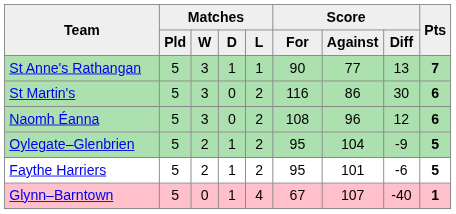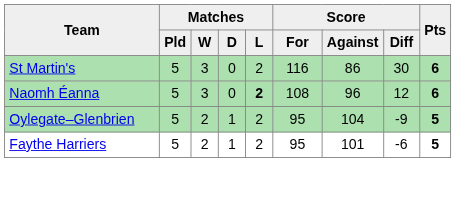- row: (75, 68)
(259, 119) normal -> (259, 93) bold
- row: (61, 195)
